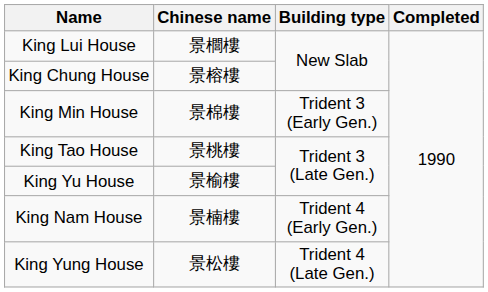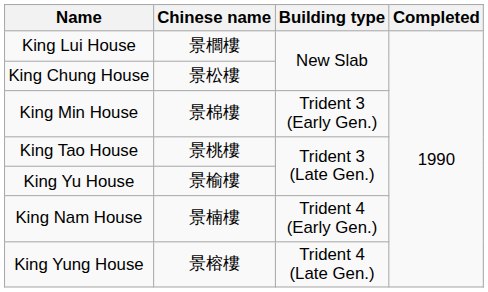(214, 75) 景榕樓 -> (214, 75) 景松樓
(214, 263) 景松樓 -> (214, 263) 景榕樓
